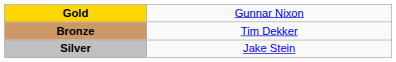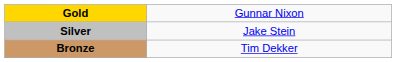rows swapped: (75, 48) <-> (76, 31)
